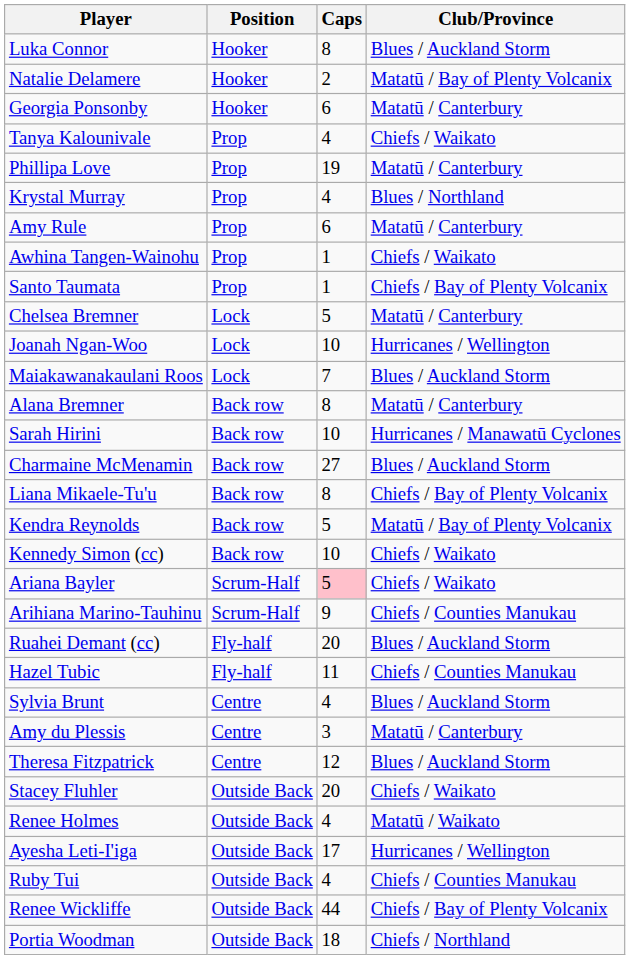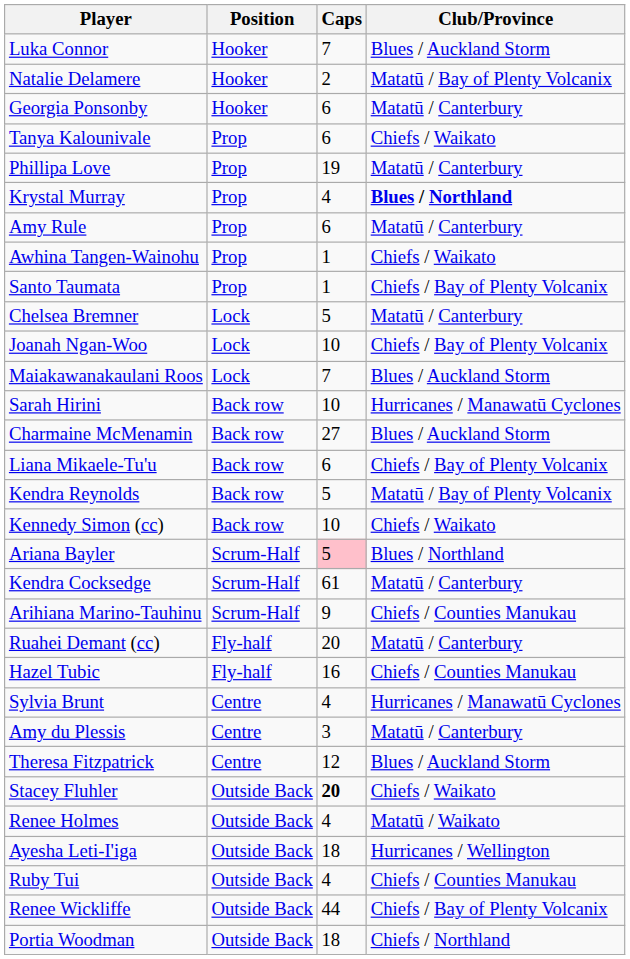(326, 49) 8 -> (326, 49) 7
(326, 138) 4 -> (326, 138) 6
(437, 197) normal -> (441, 197) bold
(460, 345) Hurricanes / Wellington -> (489, 345) Chiefs / Bay of Plenty Volcanix
- row: (66, 405)
(326, 494) 8 -> (326, 464) 6
(433, 583) Chiefs / Waikato -> (437, 553) Blues / Northland
+ row: (80, 583)
(460, 642) Blues / Auckland Storm -> (447, 642) Matatū / Canterbury
(330, 672) 11 -> (331, 672) 16
(460, 702) Blues / Auckland Storm -> (496, 702) Hurricanes / Manawatū Cyclones
(331, 791) normal -> (331, 791) bold
(331, 850) 17 -> (331, 850) 18
